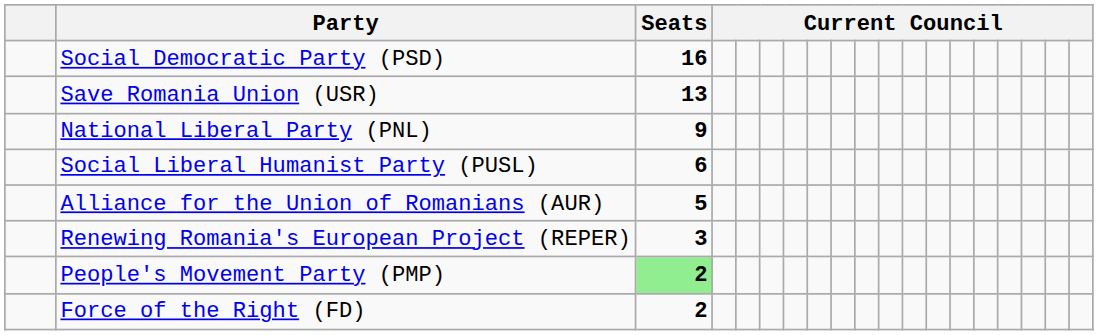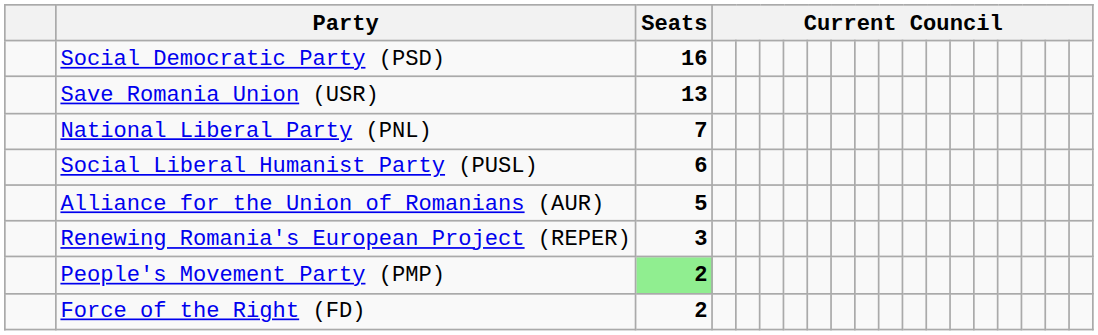(701, 131) 9 -> (701, 131) 7
